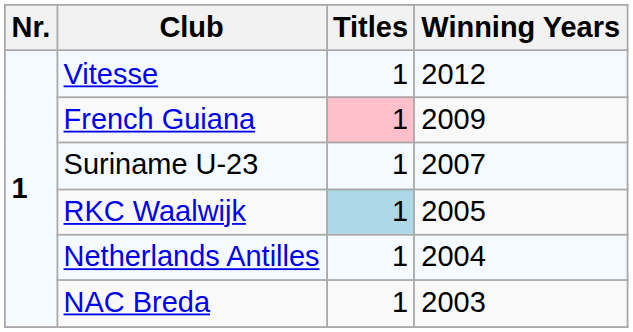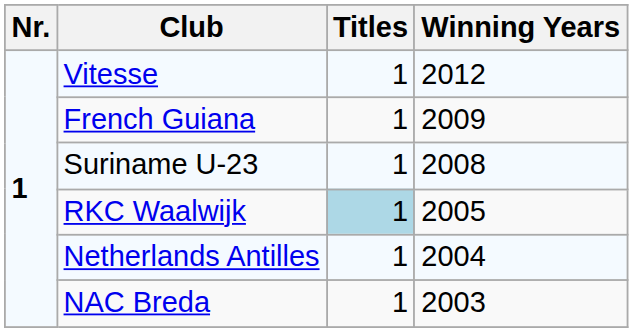(400, 119) pink background -> (400, 119) no background
(454, 165) 2007 -> (454, 165) 2008
